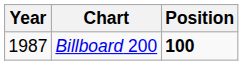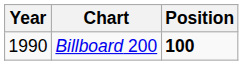(28, 45) 1987 -> (28, 45) 1990
